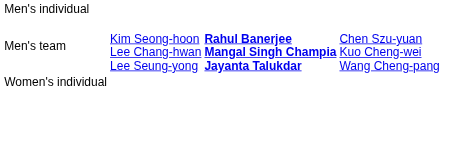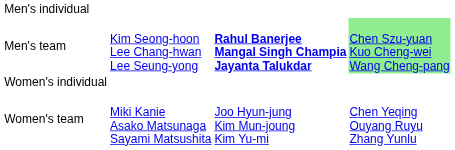(390, 52) no background -> (400, 52) lightgreen background
+ row: (44, 119)
